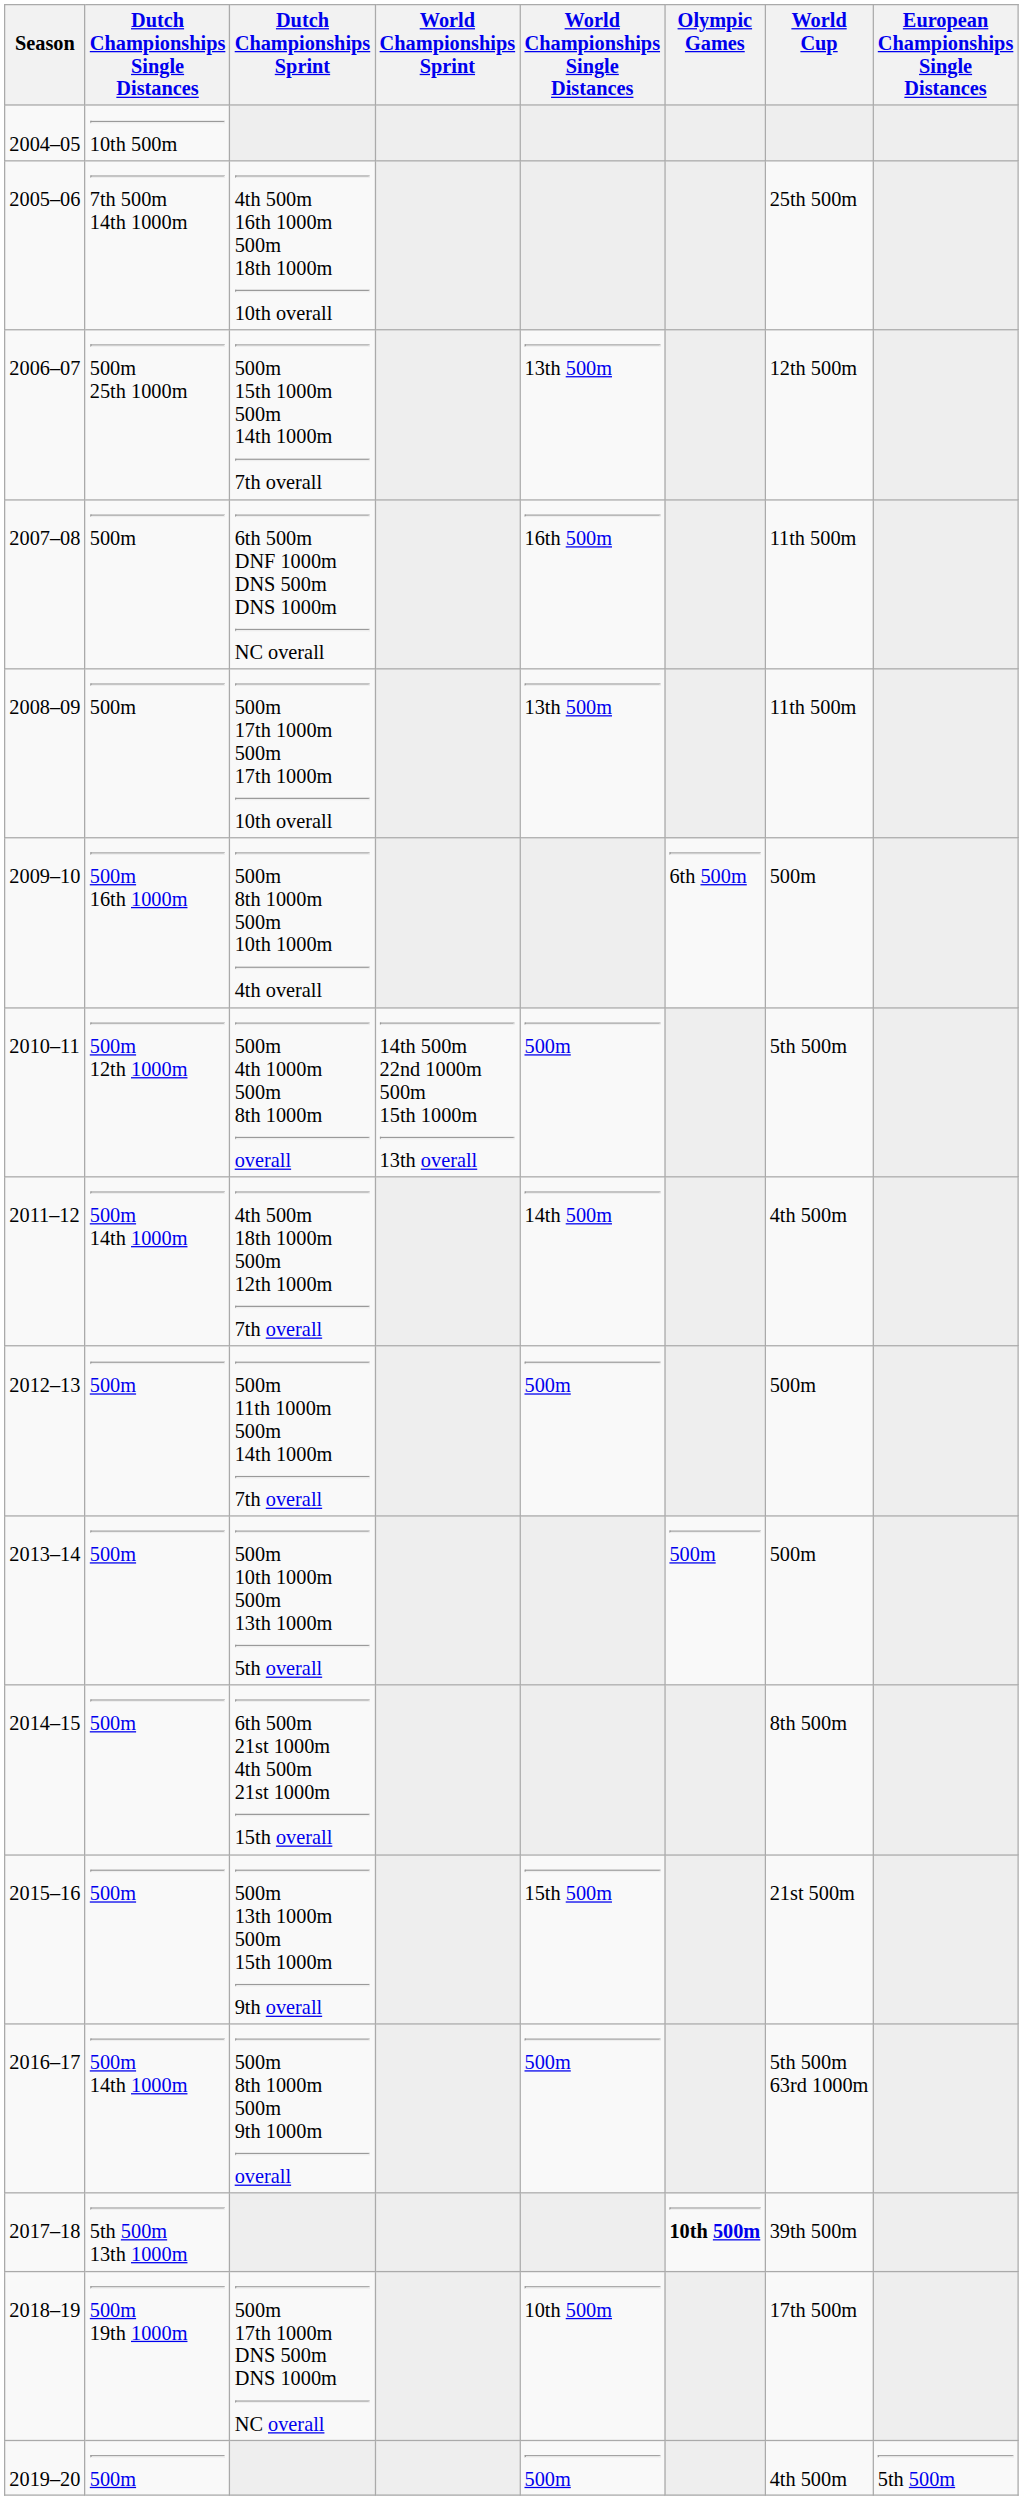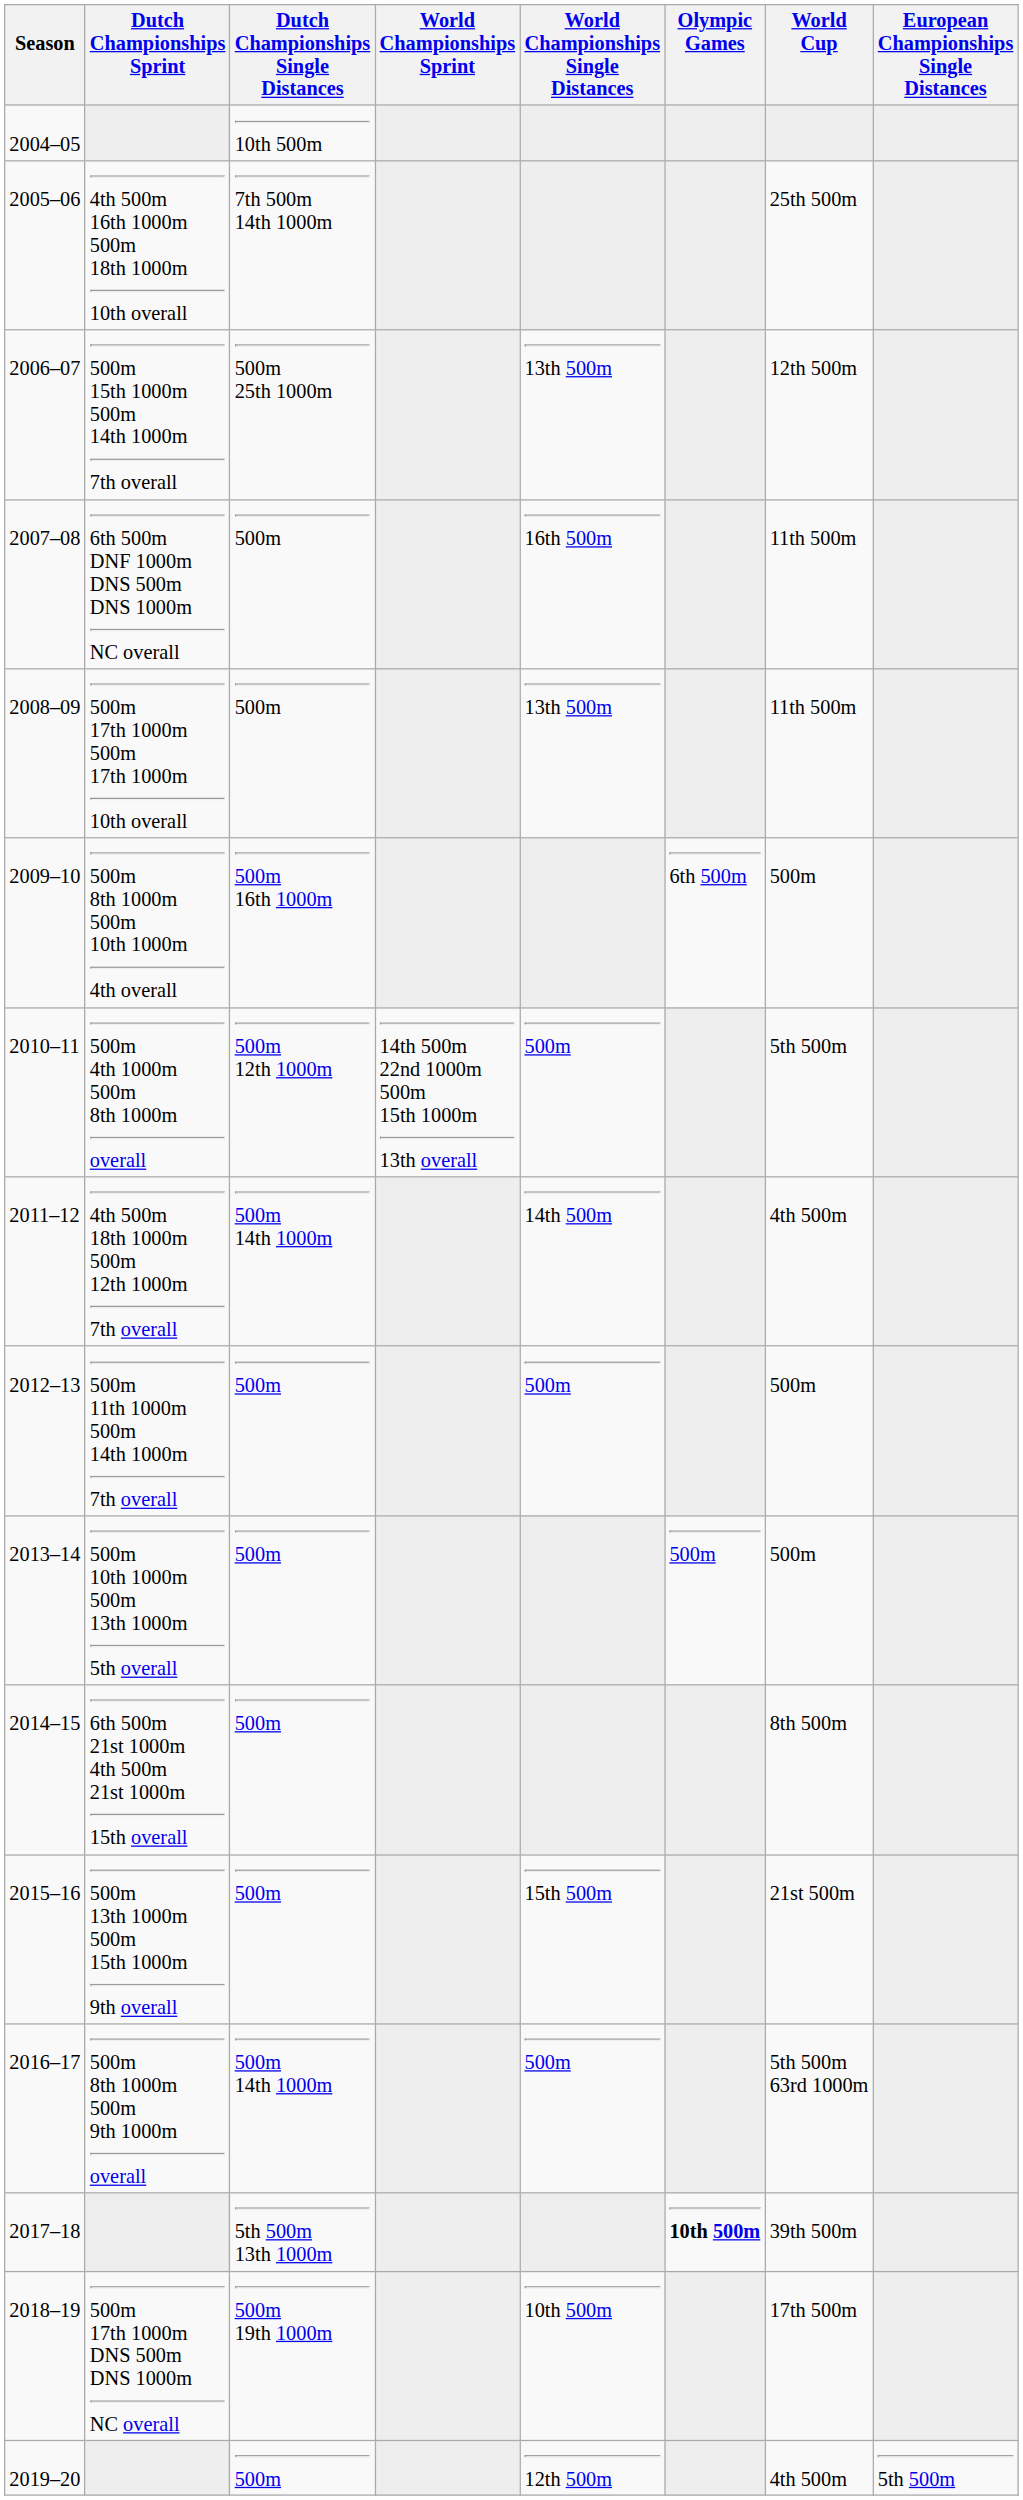columns swapped: (158, 54) <-> (302, 43)
(592, 2472) 500m -> (592, 2472) 12th 500m
